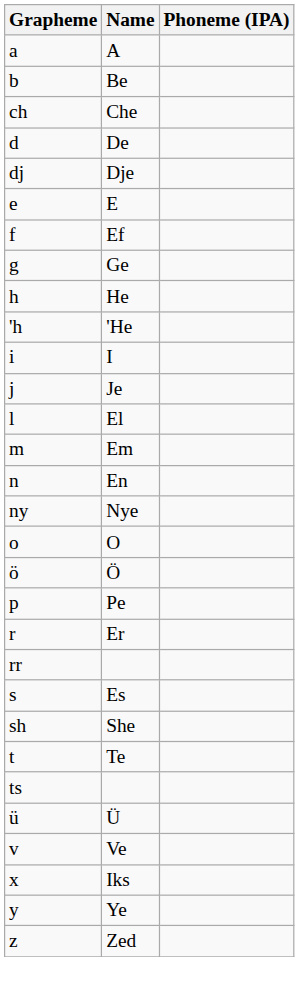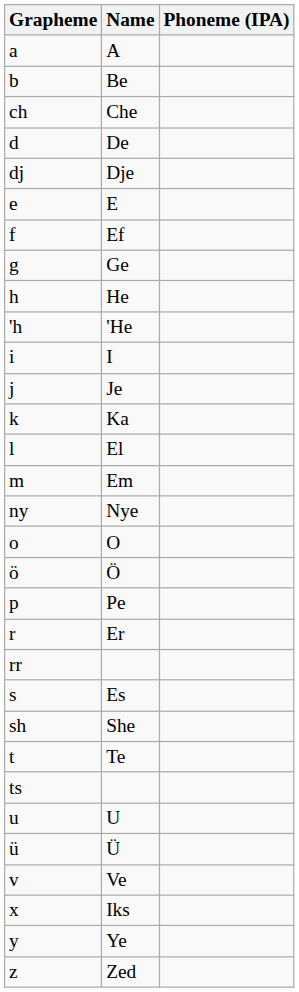+ row: (14, 419)
- row: (14, 480)
+ row: (14, 818)
